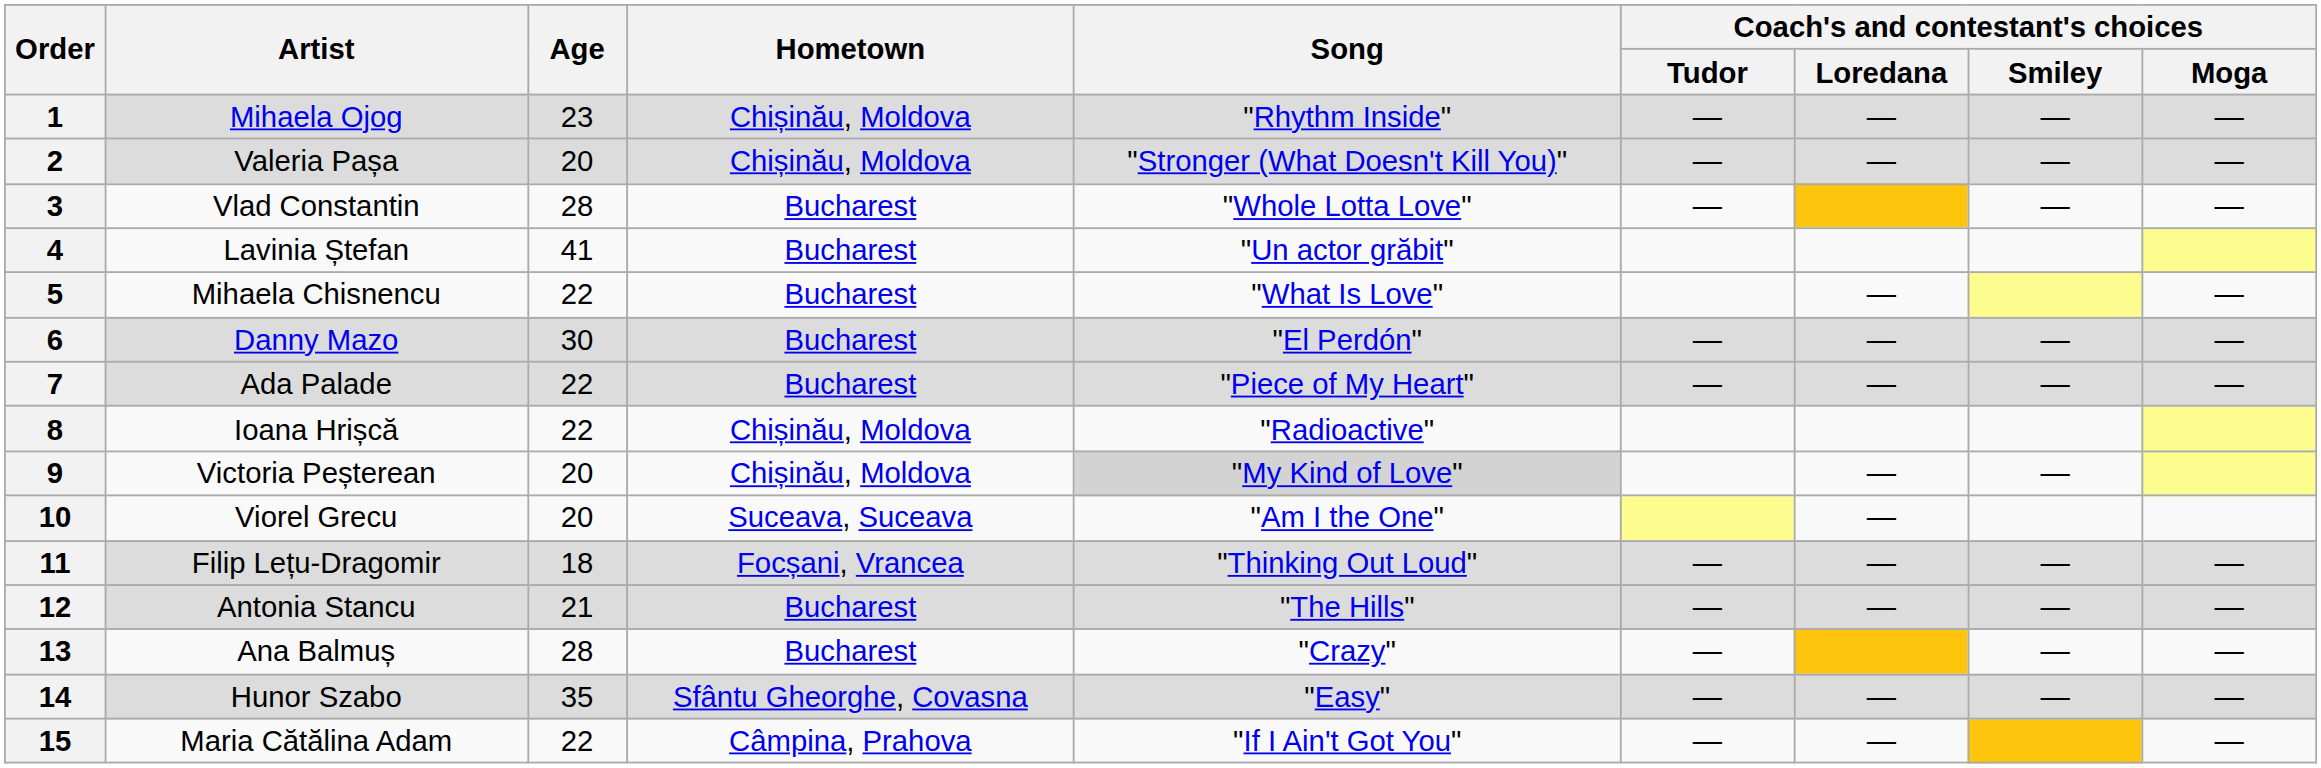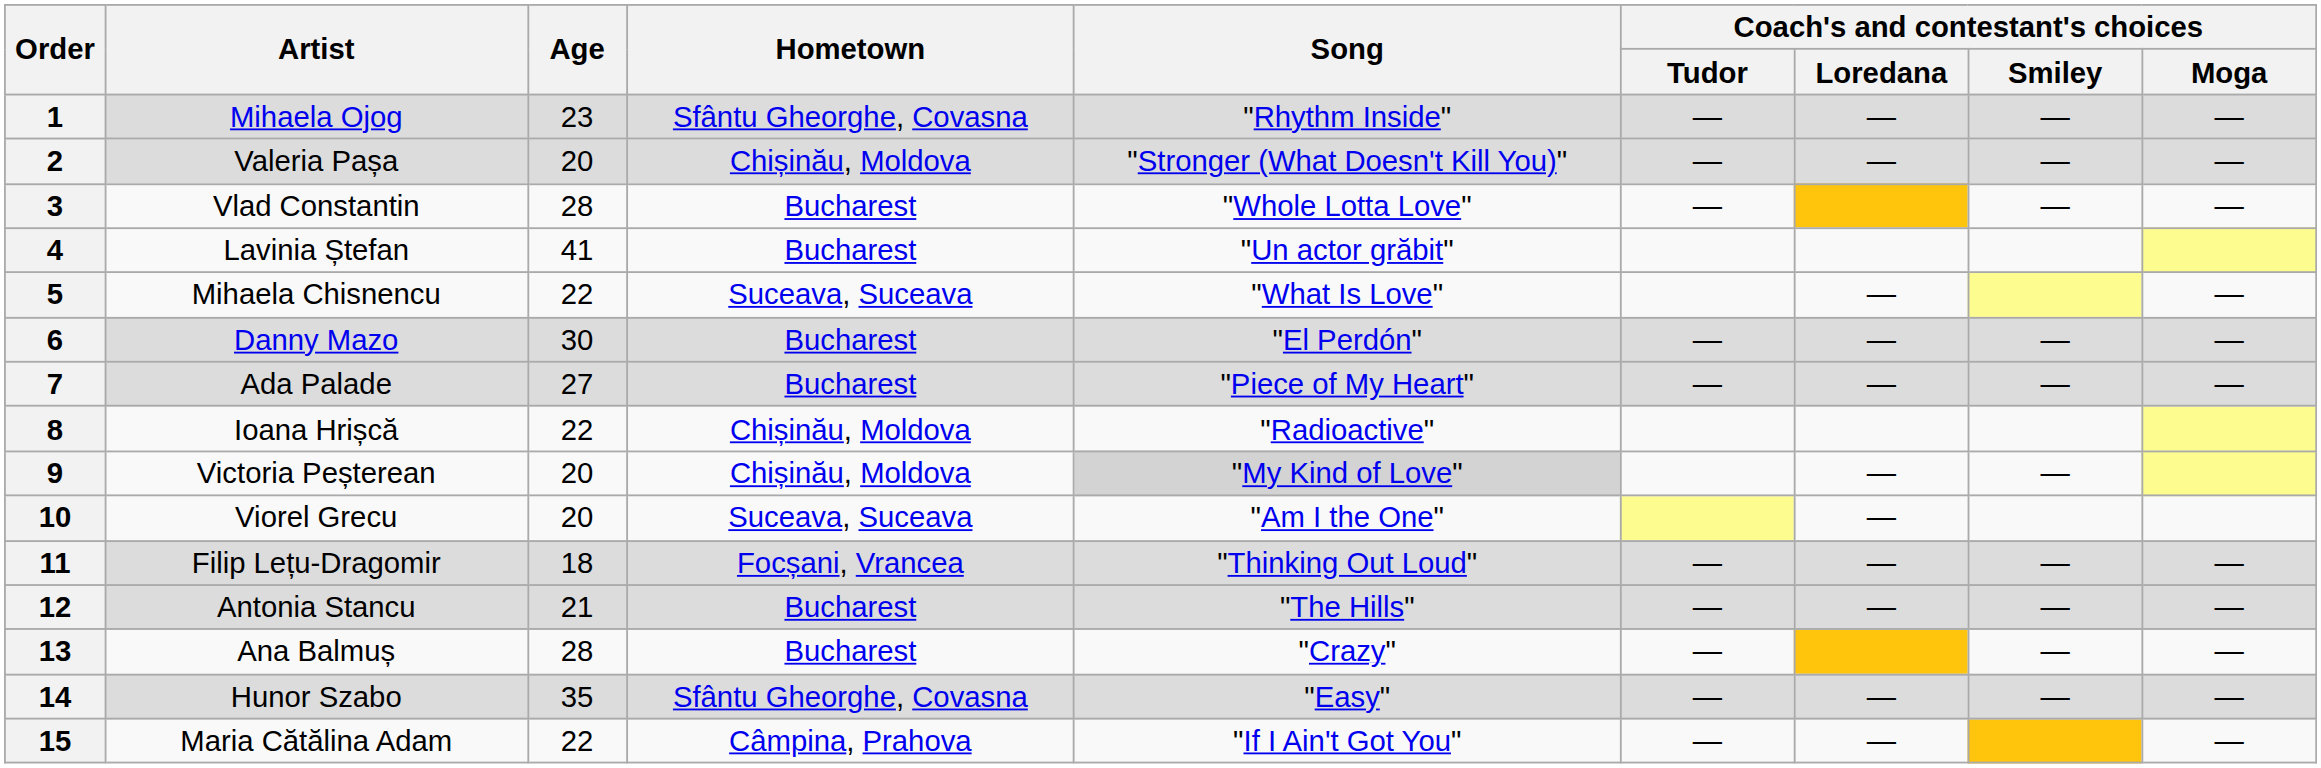(850, 116) Chișinău, Moldova -> (850, 116) Sfântu Gheorghe, Covasna
(850, 295) Bucharest -> (850, 295) Suceava, Suceava
(577, 384) 22 -> (577, 384) 27
